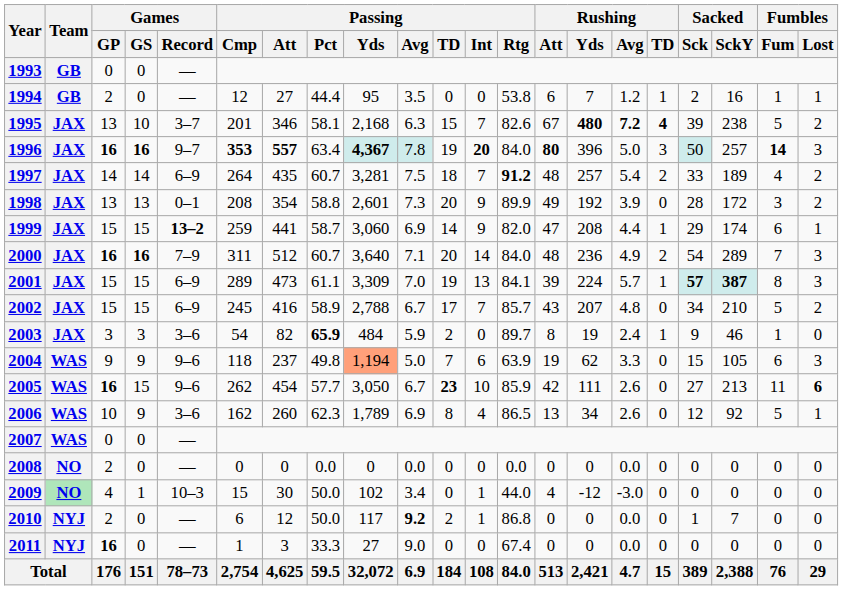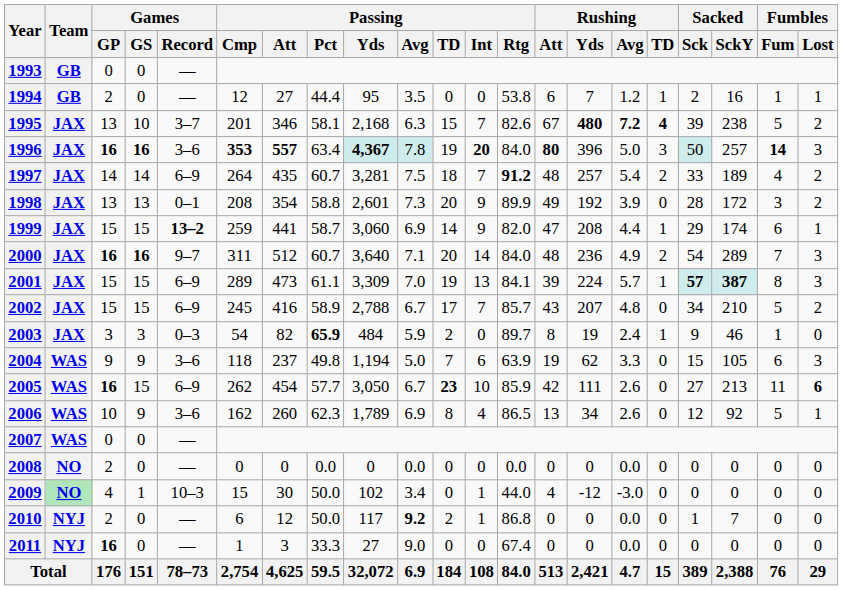(187, 149) 9–7 -> (187, 149) 3–6
(187, 255) 7–9 -> (187, 255) 9–7
(187, 334) 3–6 -> (187, 334) 0–3
(187, 360) 9–6 -> (187, 360) 3–6
(371, 360) lightsalmon background -> (371, 360) no background
(187, 387) 9–6 -> (187, 387) 6–9
